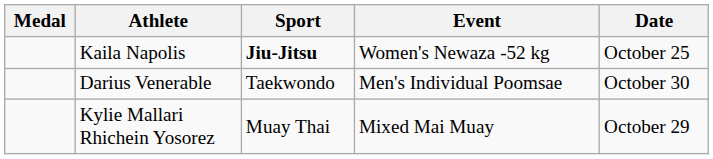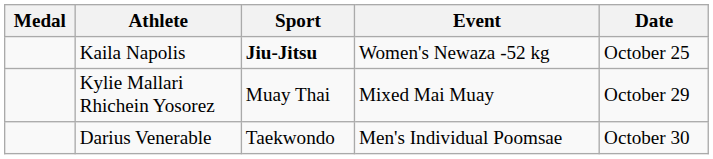rows swapped: (147, 126) <-> (146, 83)
